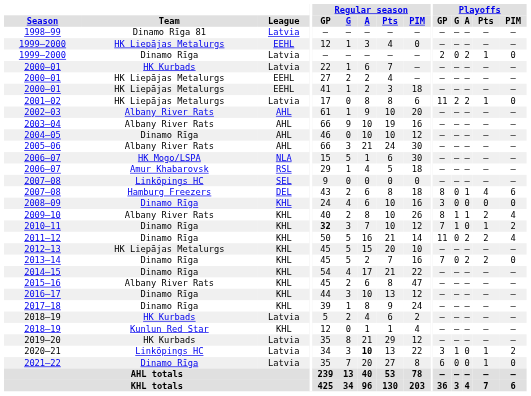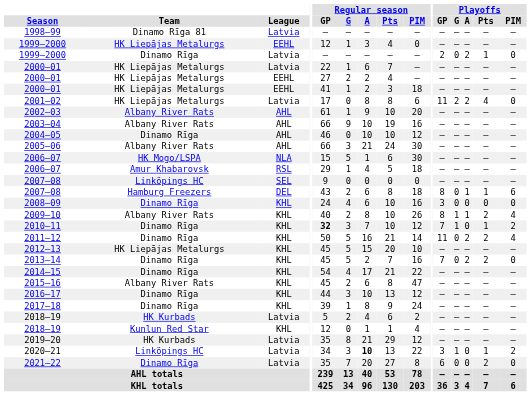(169, 67) HK Kurbads -> (169, 67) HK Liepājas Metalurgs
(486, 101) 1 -> (486, 101) 4
(486, 192) 4 -> (486, 192) 1
(486, 363) 1 -> (486, 363) 2
